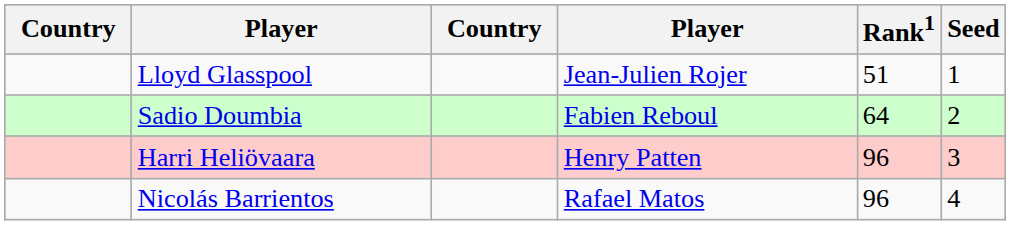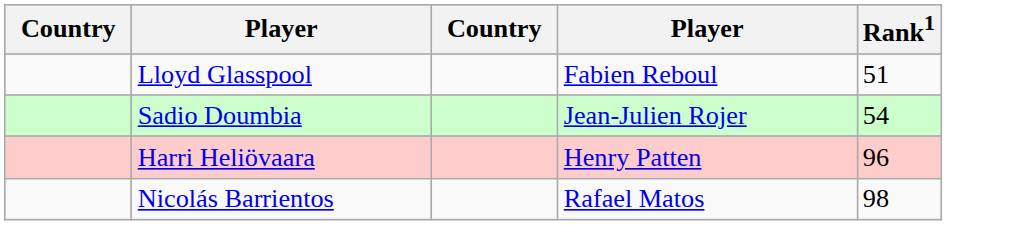- column: (973, 28)
(655, 74) Jean-Julien Rojer -> (641, 74) Fabien Reboul
(641, 115) Fabien Reboul -> (655, 115) Jean-Julien Rojer
(876, 115) 64 -> (876, 115) 54
(876, 198) 96 -> (876, 198) 98
